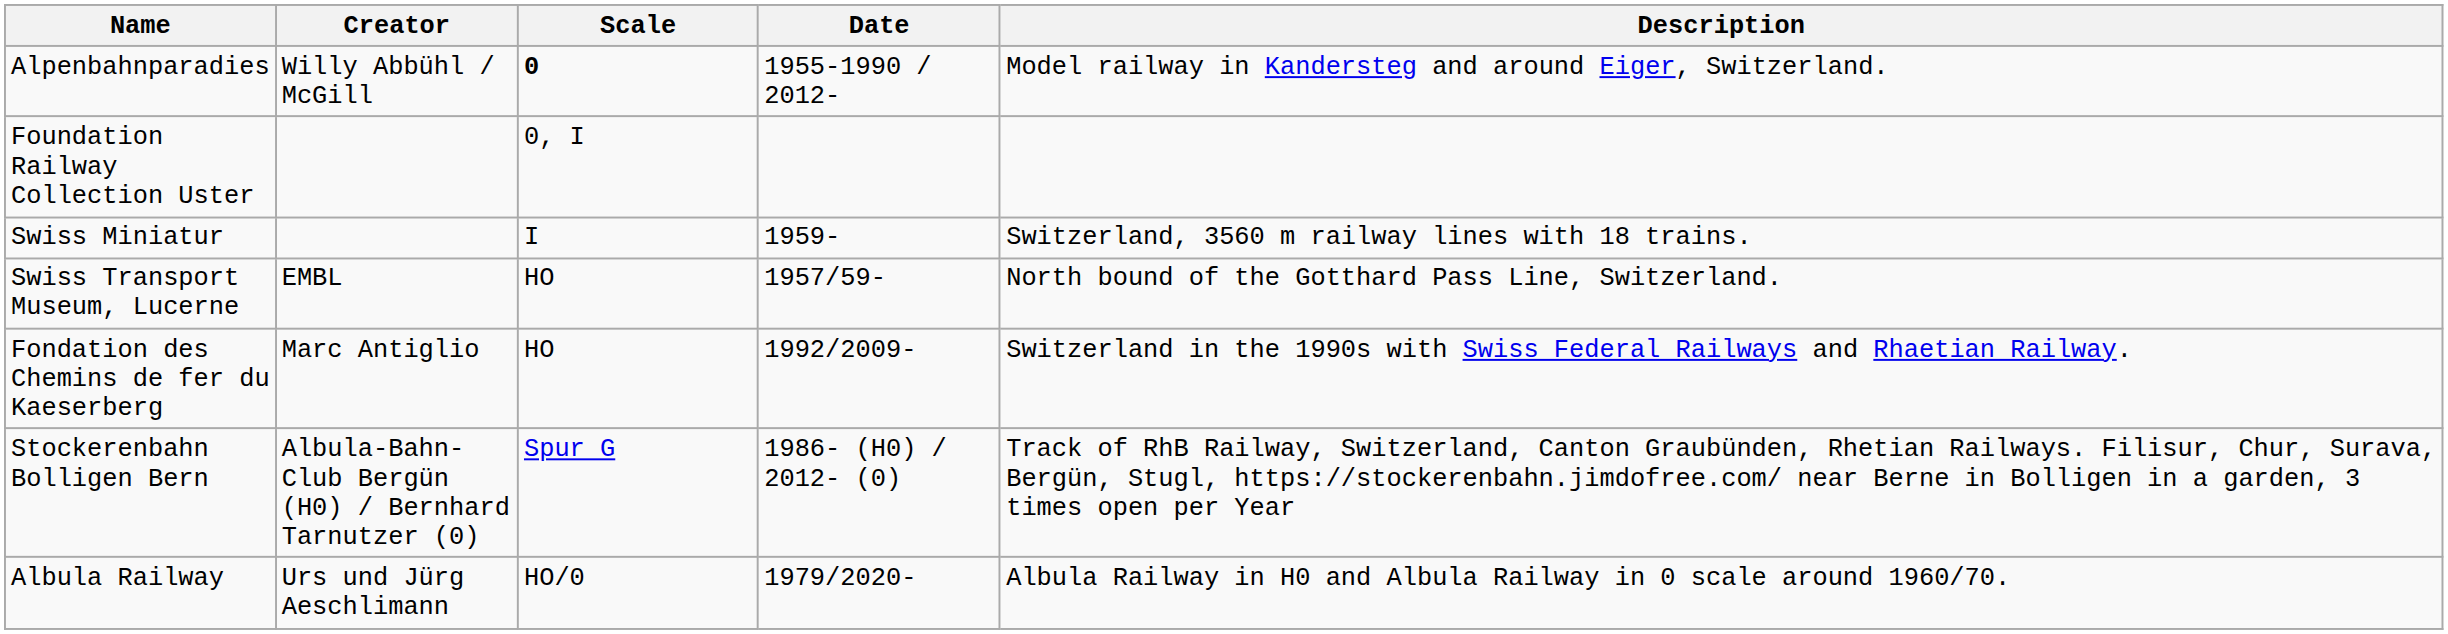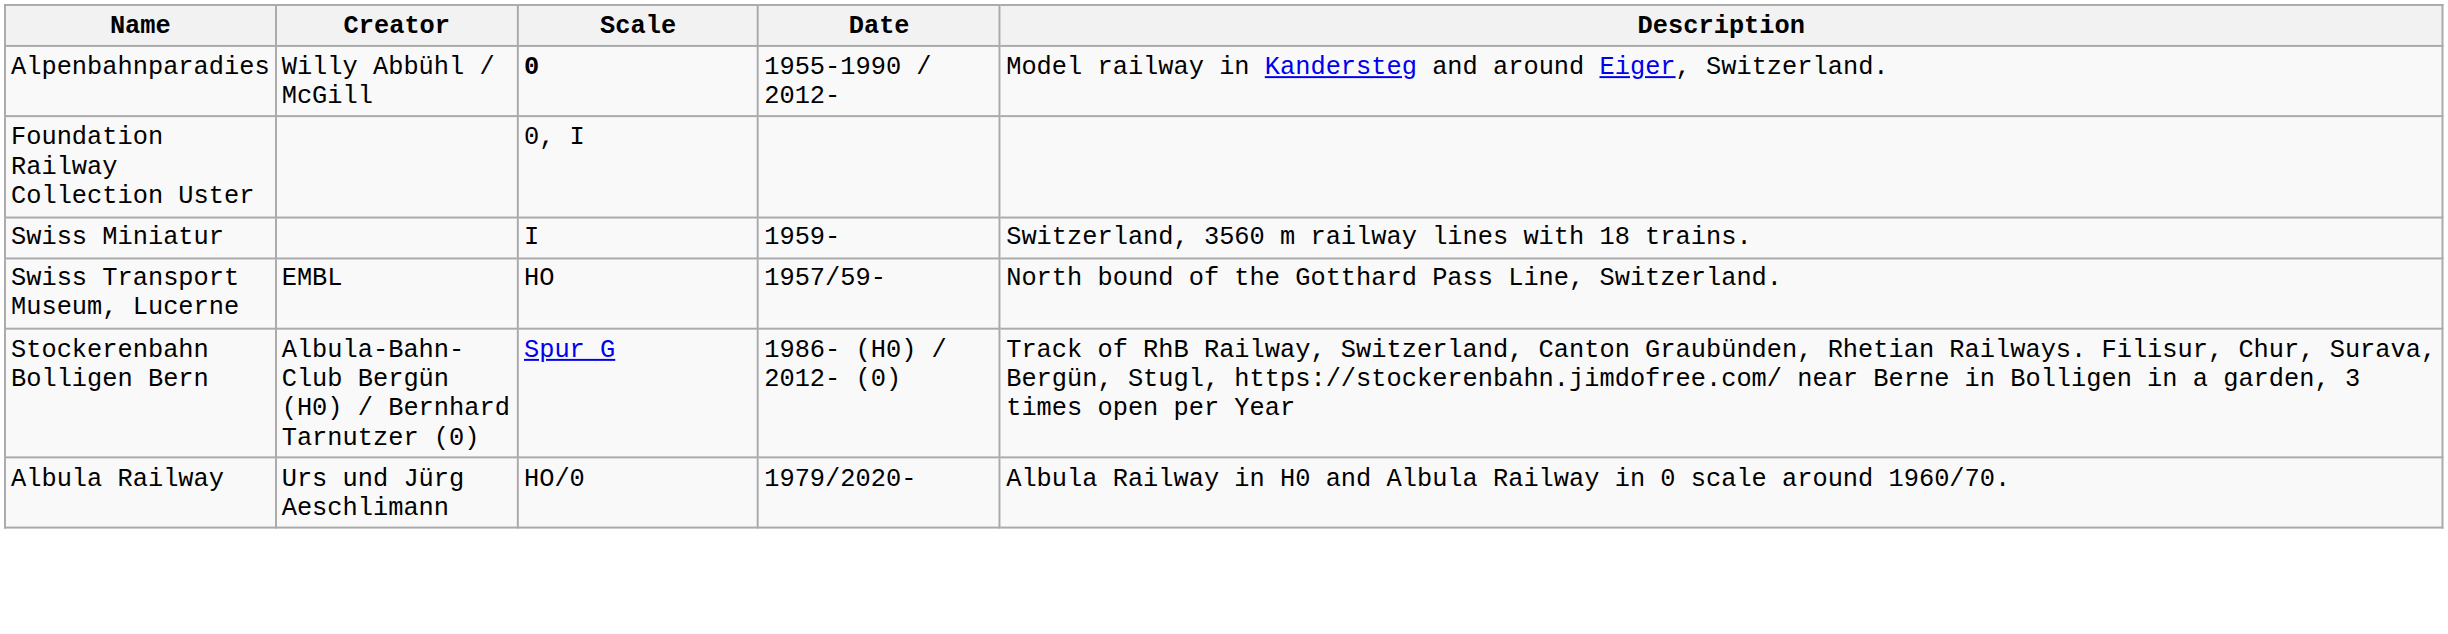- row: (140, 378)
